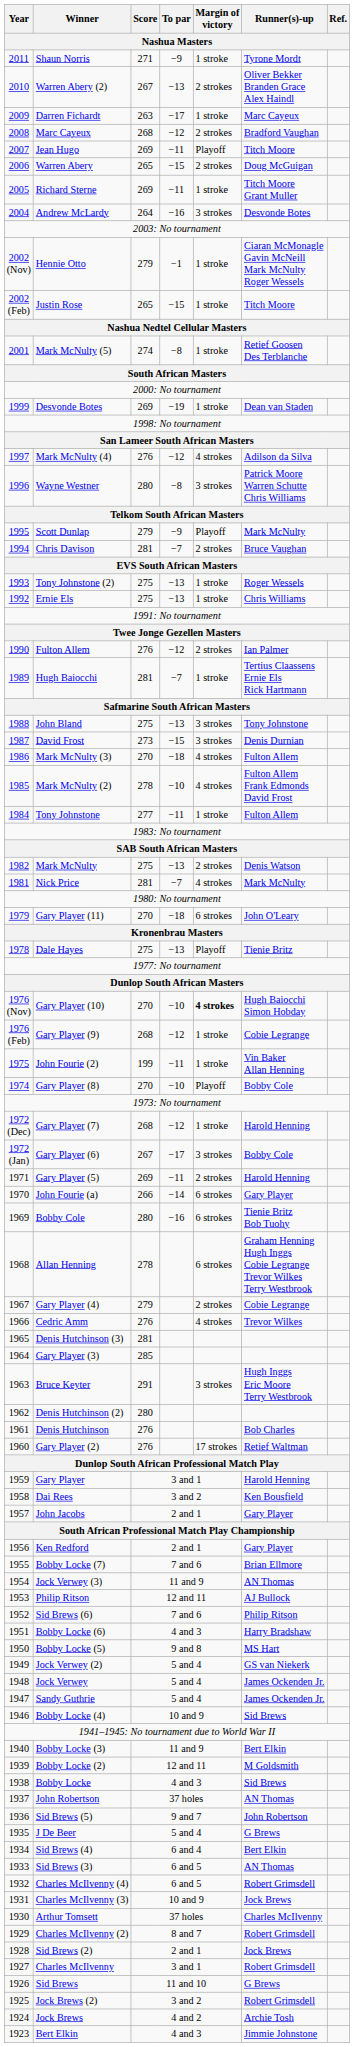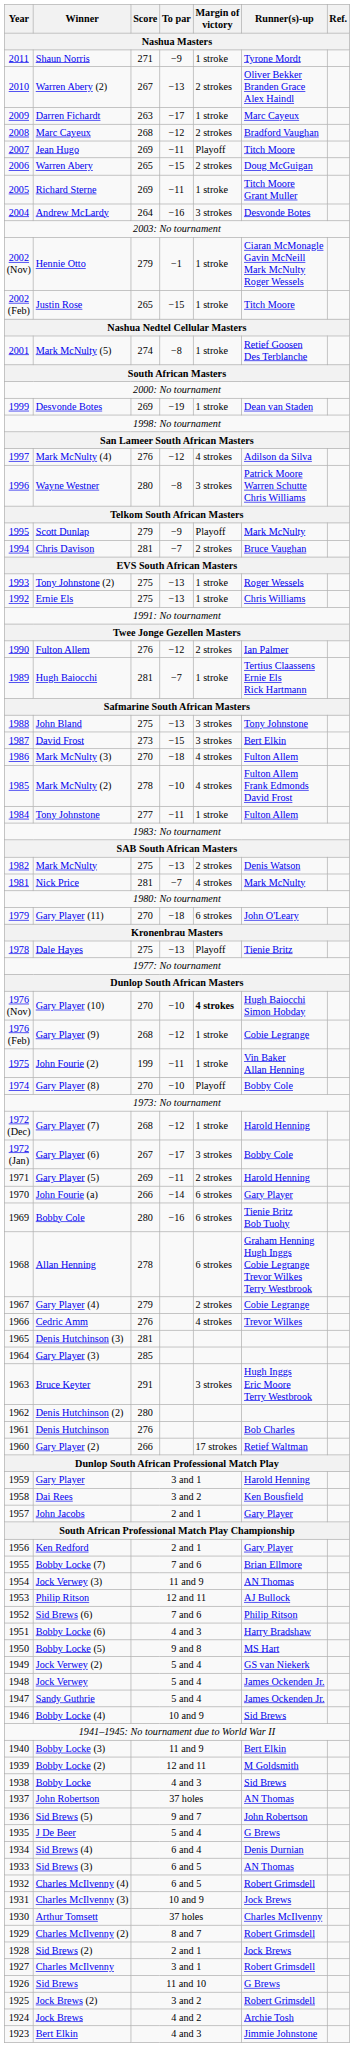(274, 740) Denis Durnian -> (265, 740) Bert Elkin
(145, 1446) 276 -> (145, 1446) 266
(265, 1849) Bert Elkin -> (274, 1849) Denis Durnian
